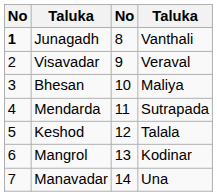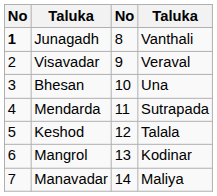(162, 86) Maliya -> (155, 86) Una
(155, 179) Una -> (162, 179) Maliya
